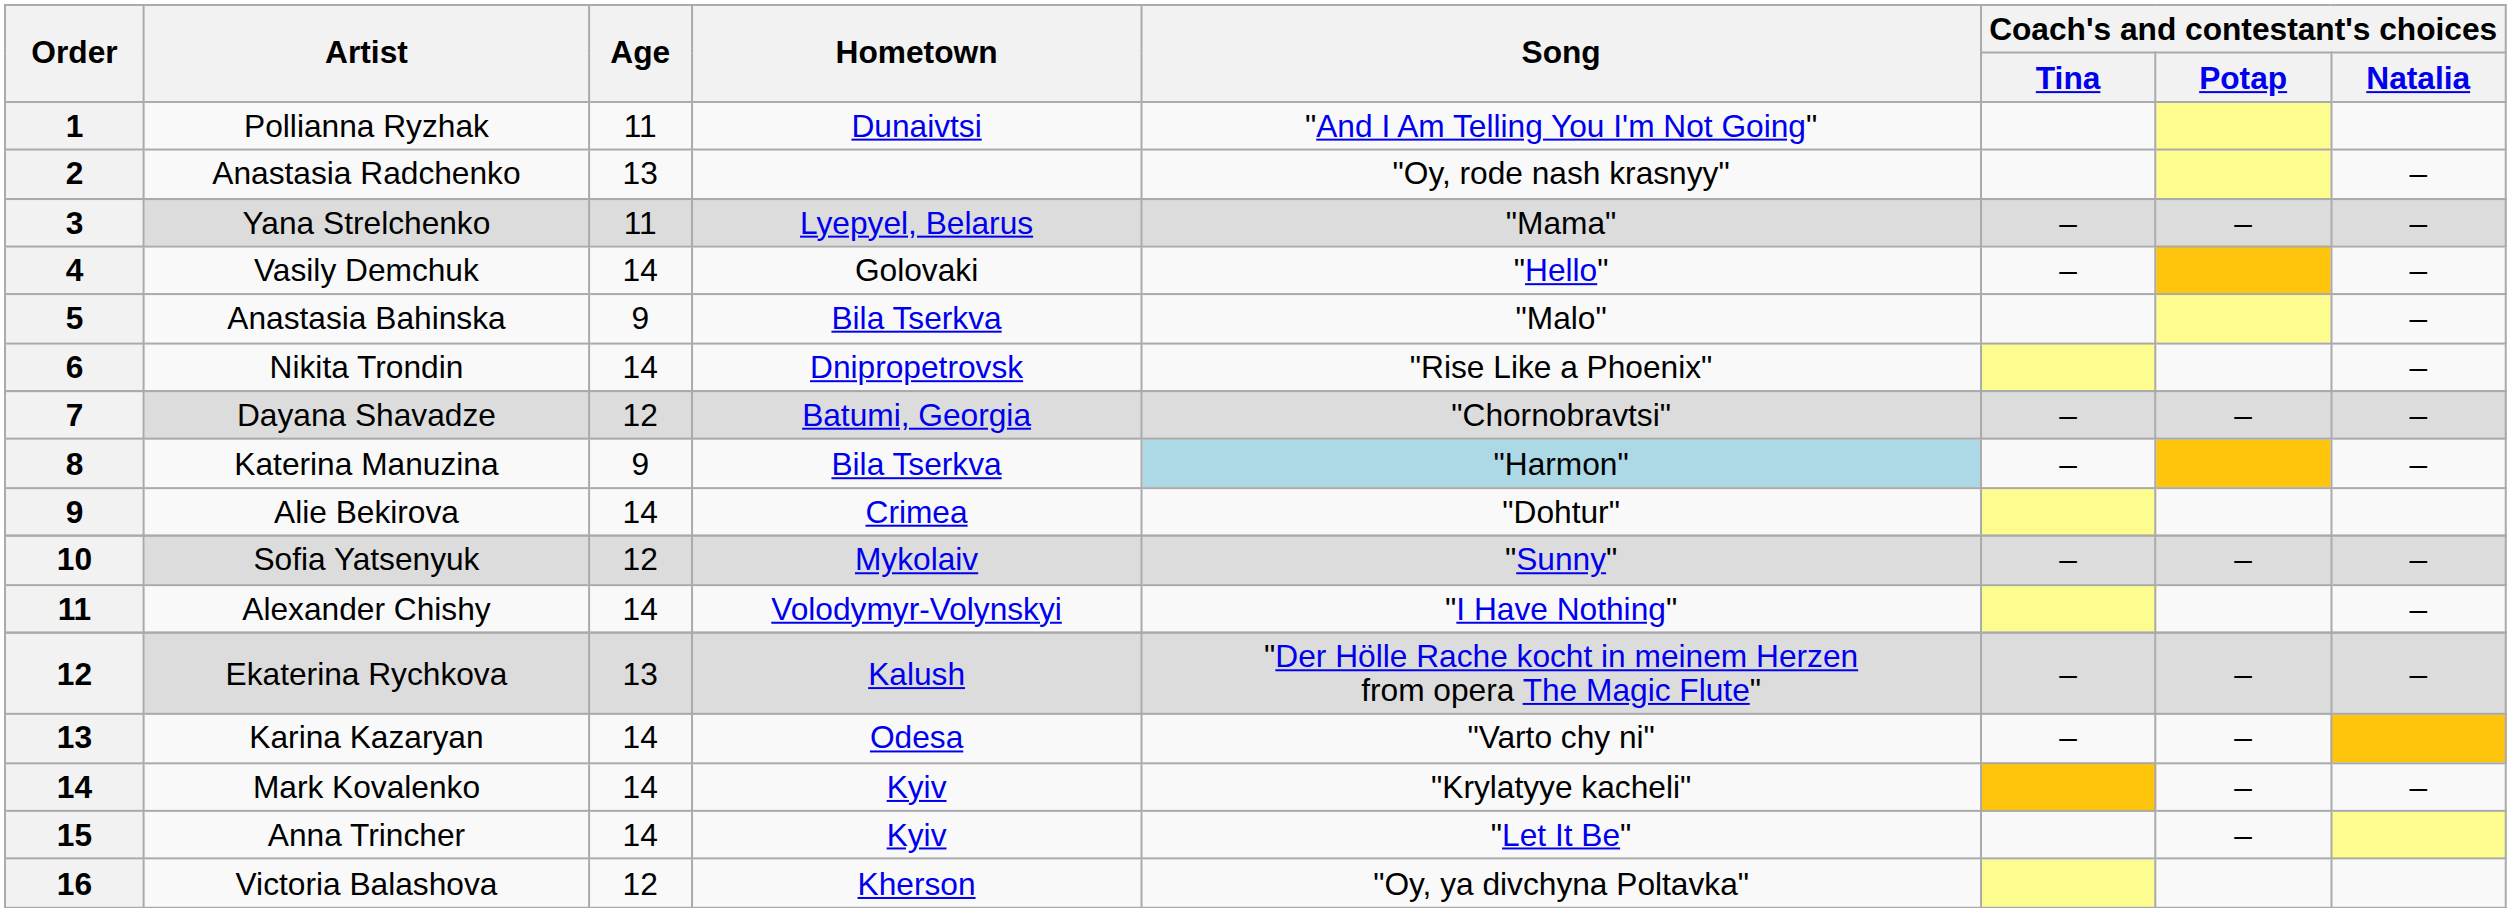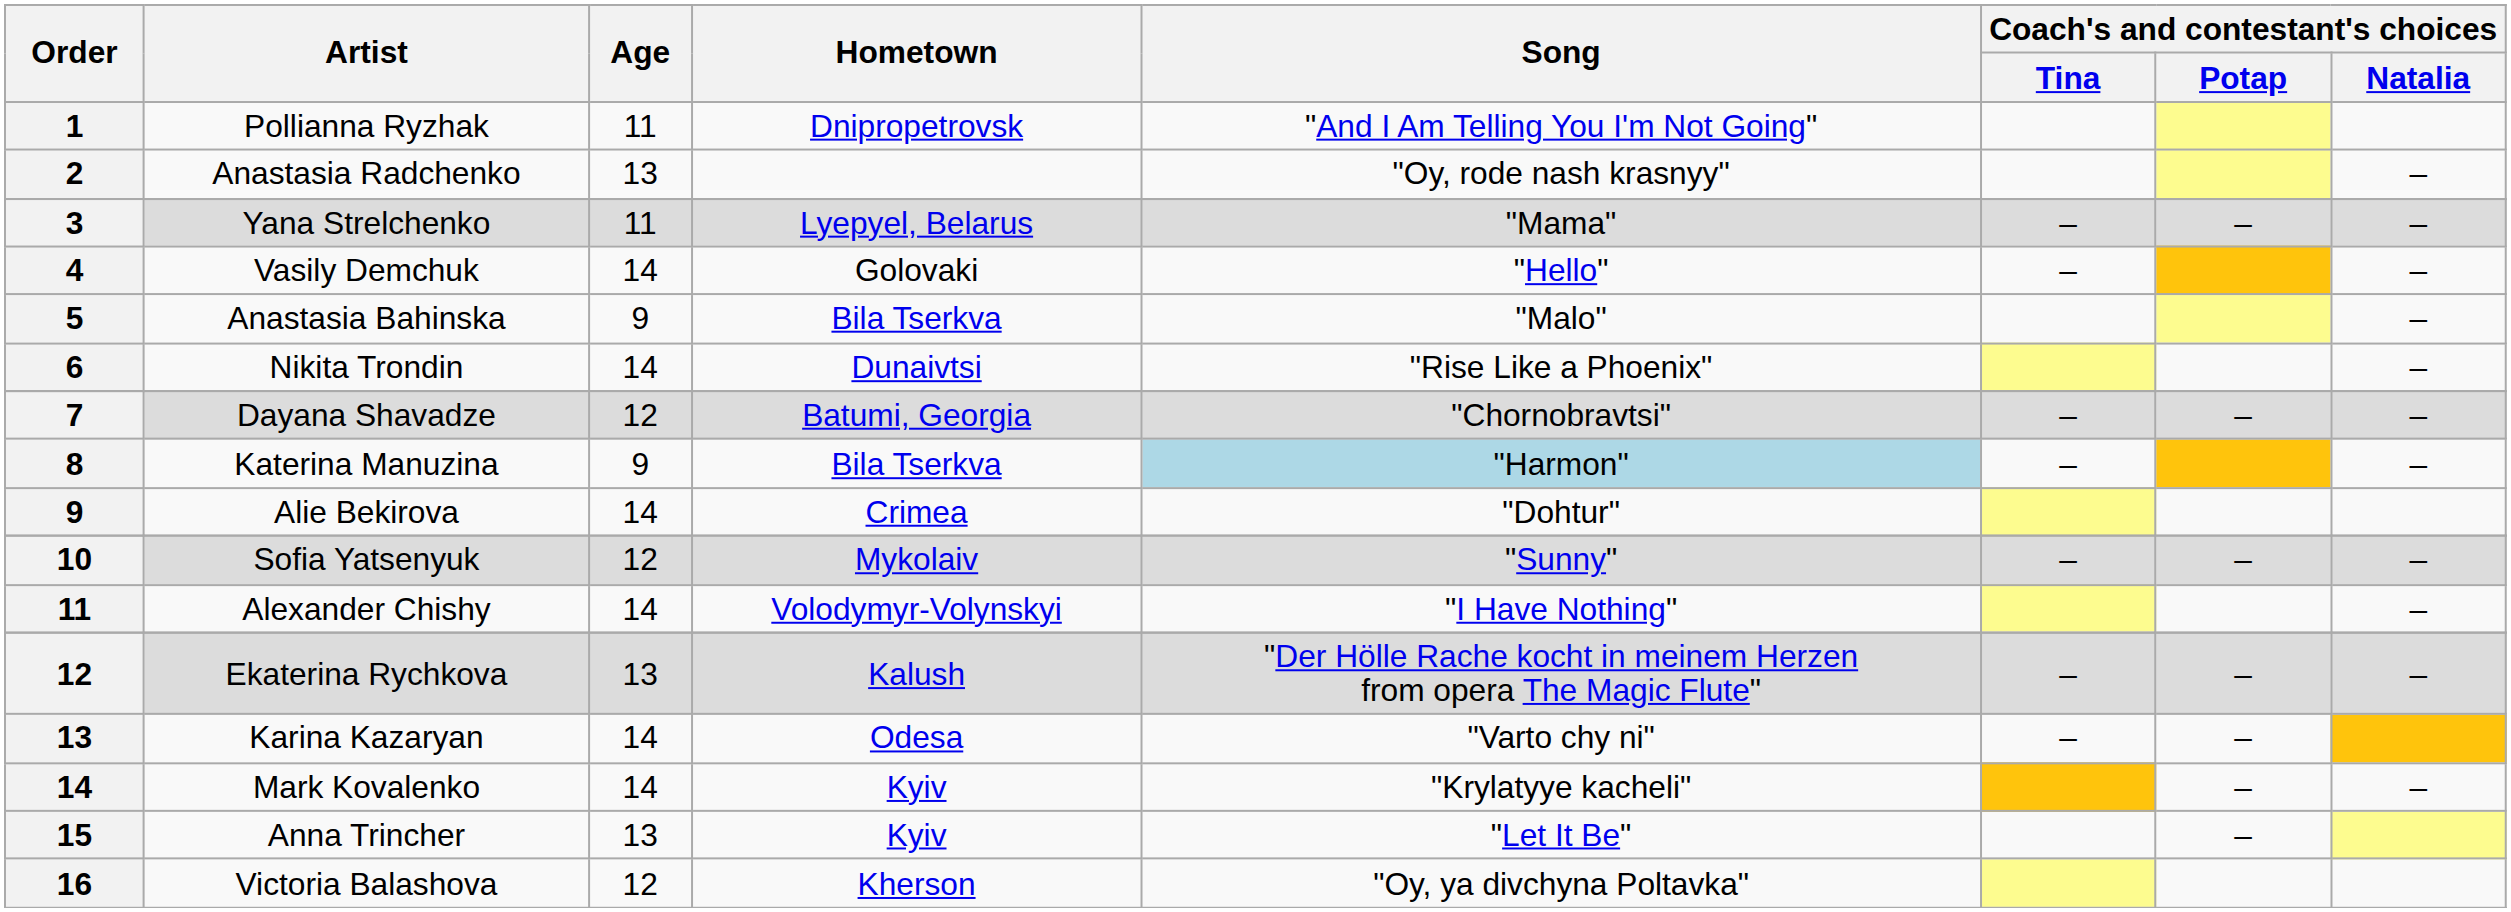(917, 126) Dunaivtsi -> (917, 126) Dnipropetrovsk
(917, 367) Dnipropetrovsk -> (917, 367) Dunaivtsi
(640, 835) 14 -> (640, 835) 13
